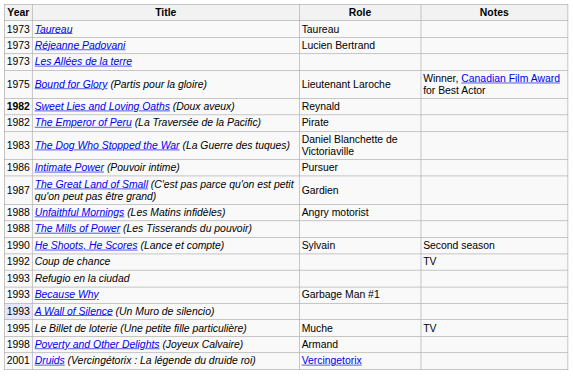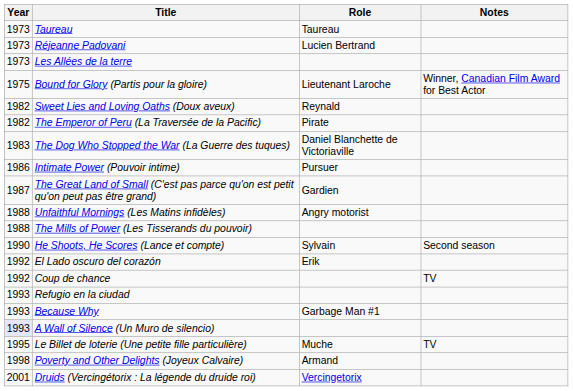(18, 106) bold -> (18, 106) normal
+ row: (98, 262)
